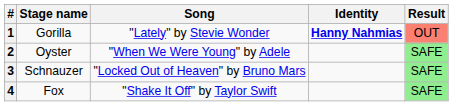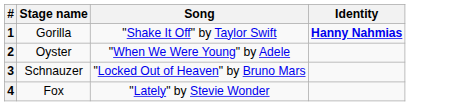- column: (427, 14)
(199, 33) "Lately" by Stevie Wonder -> (199, 33) "Shake It Off" by Taylor Swift
(199, 91) "Shake It Off" by Taylor Swift -> (199, 91) "Lately" by Stevie Wonder
